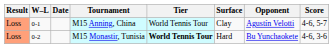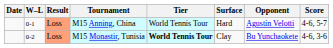columns swapped: (17, 10) <-> (60, 10)
(224, 23) Clay -> (224, 23) Hard
(224, 36) Hard -> (224, 36) Clay
